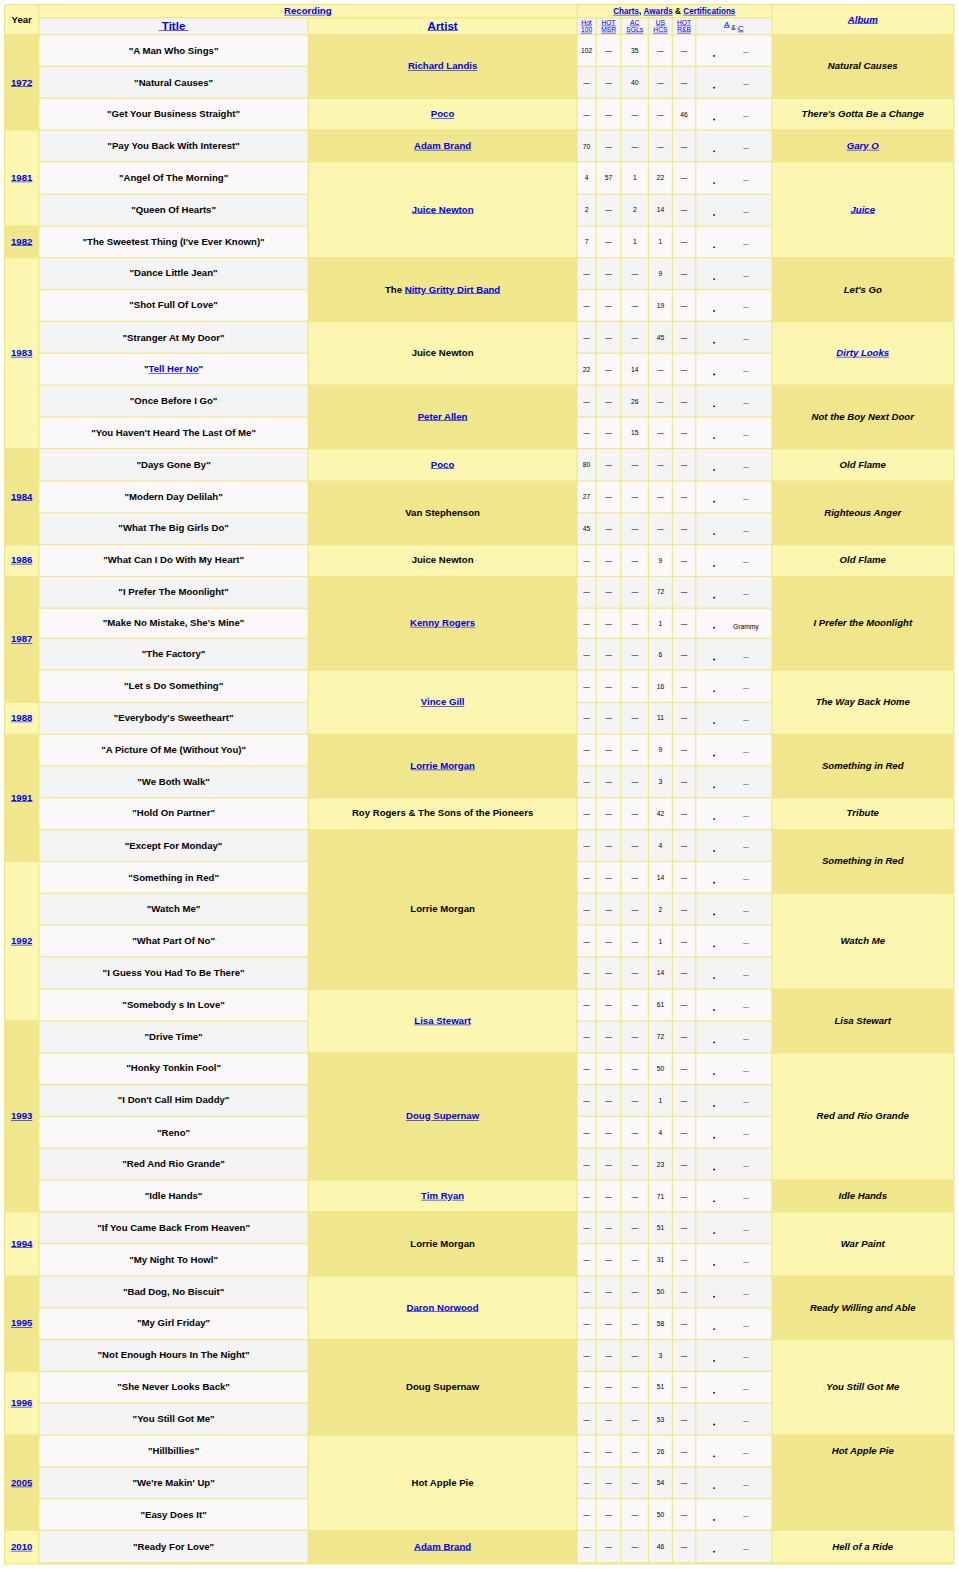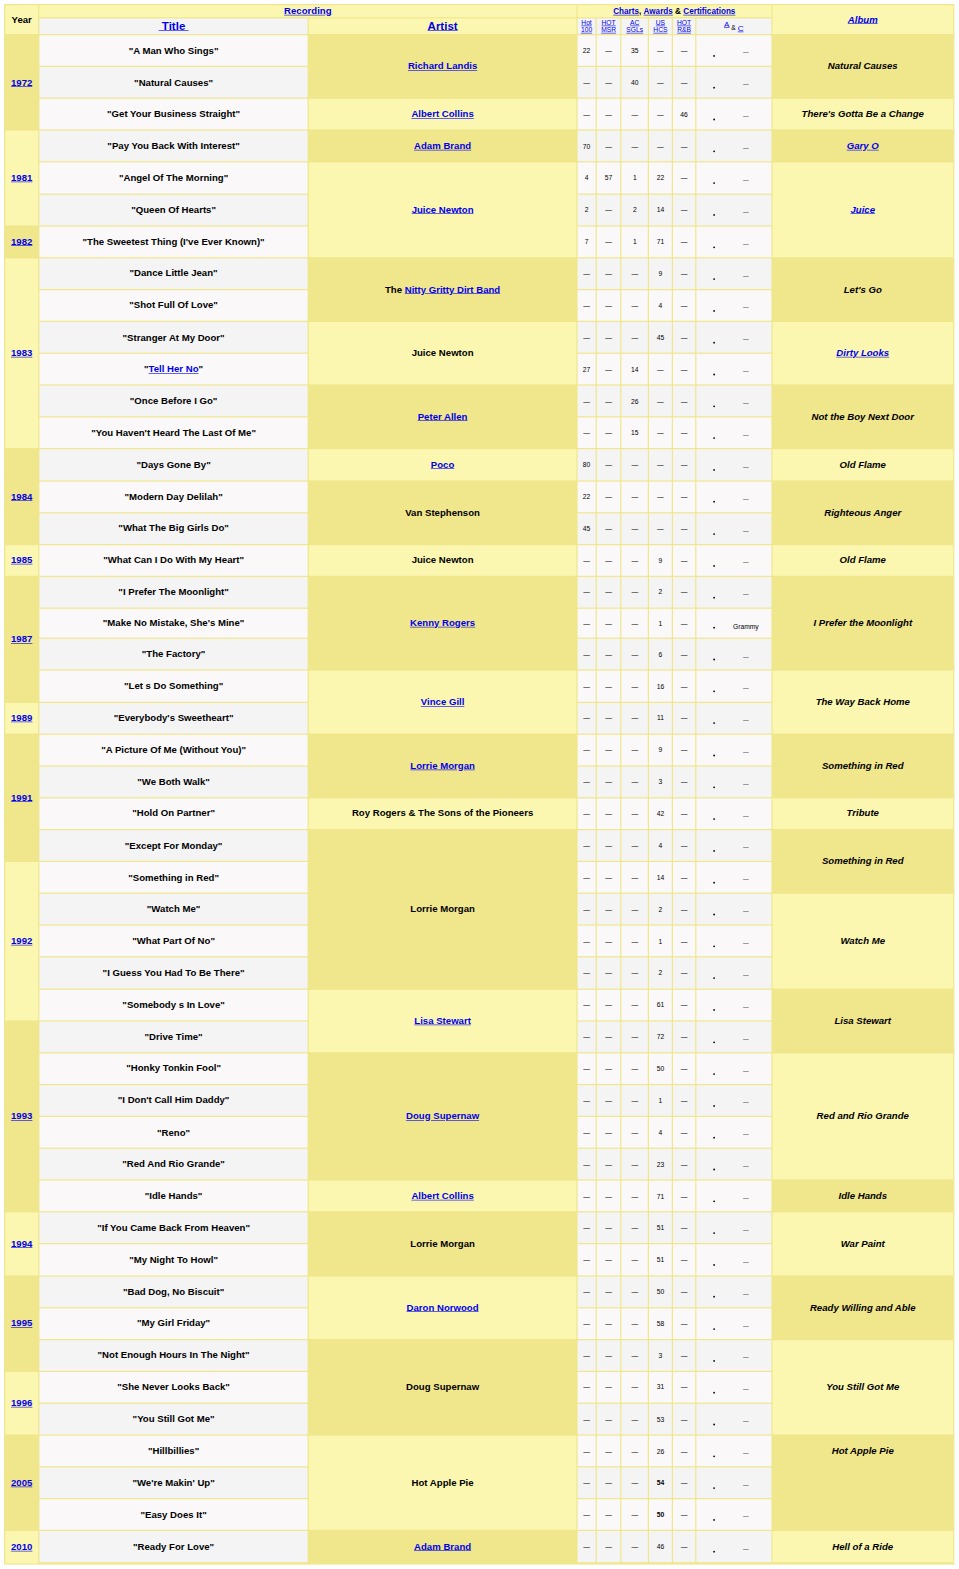(587, 51) 102 -> (587, 51) 22
(443, 114) Poco -> (443, 114) Albert Collins
(660, 242) 1 -> (660, 242) 71
(660, 305) 19 -> (660, 305) 4
(587, 369) 22 -> (587, 369) 27
(587, 497) 27 -> (587, 497) 22
(22, 560) 1986 -> (22, 560) 1985
(660, 592) 72 -> (660, 592) 2
(22, 718) 1988 -> (22, 718) 1989
(660, 973) 14 -> (660, 973) 2
(443, 1196) Tim Ryan -> (443, 1196) Albert Collins
(660, 1260) 31 -> (660, 1260) 51
(660, 1387) 51 -> (660, 1387) 31
(660, 1483) normal -> (660, 1483) bold
(660, 1515) normal -> (660, 1515) bold
